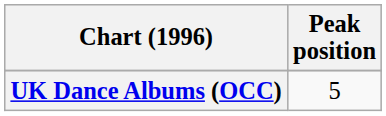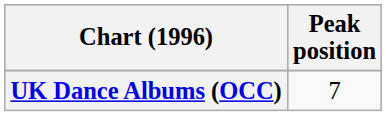(335, 90) 5 -> (335, 90) 7
